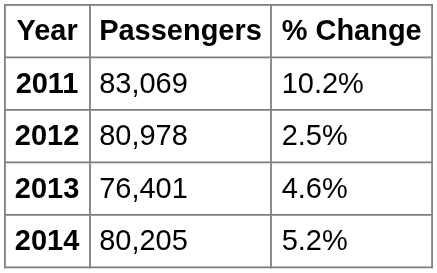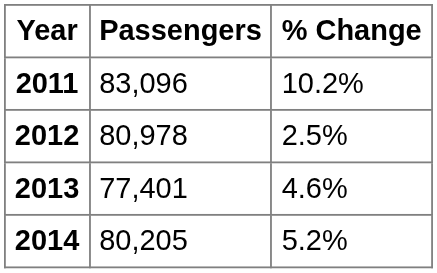(143, 83) 83,069 -> (143, 83) 83,096
(143, 188) 76,401 -> (143, 188) 77,401
